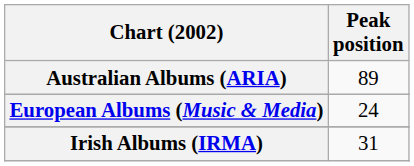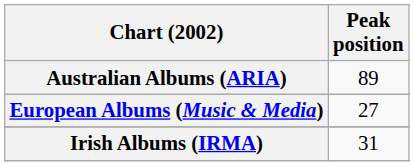(368, 110) 24 -> (368, 110) 27
